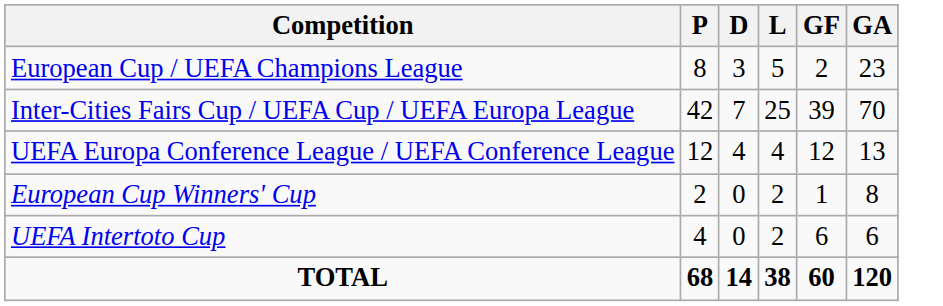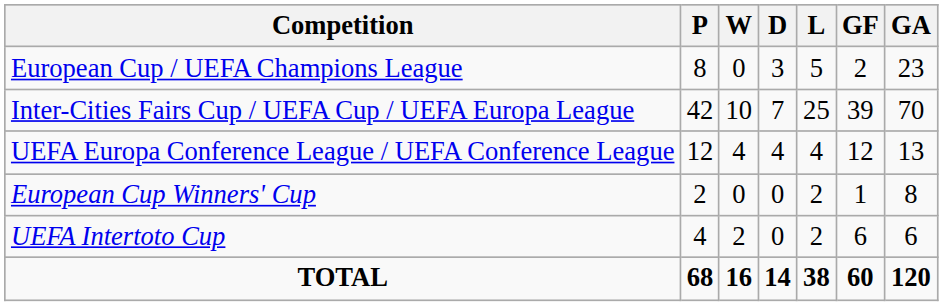+ column: (739, 25)
